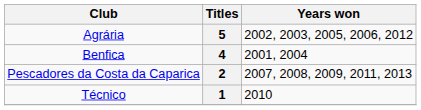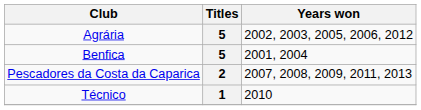(222, 54) 4 -> (222, 54) 5
